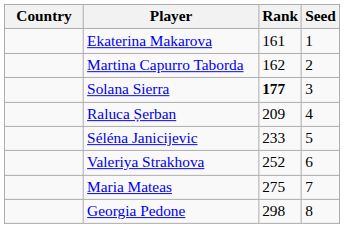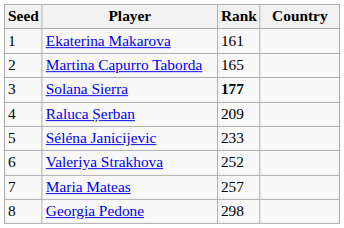columns swapped: (44, 16) <-> (320, 16)
(274, 65) 162 -> (232, 65) 165
(274, 187) 275 -> (232, 187) 257
